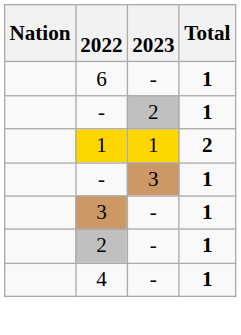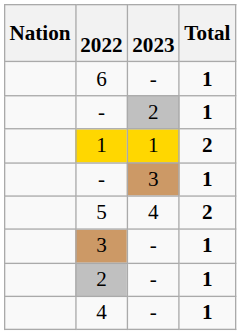+ row: (101, 212)
